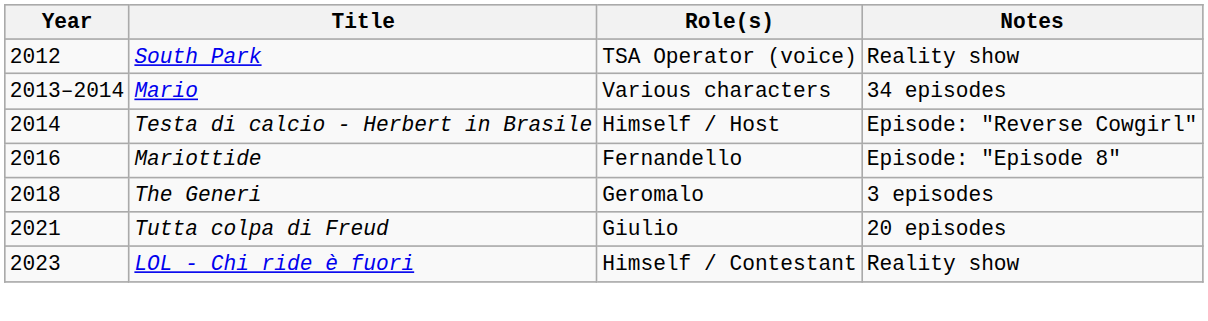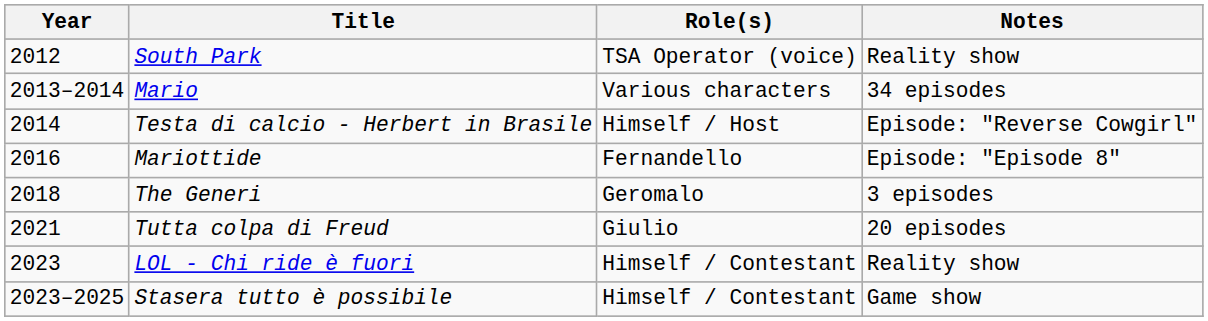+ row: (293, 298)
